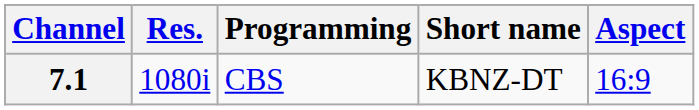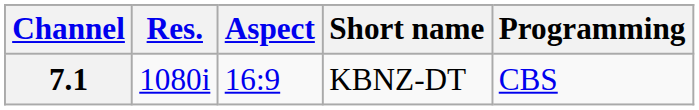columns swapped: (640, 29) <-> (318, 29)
